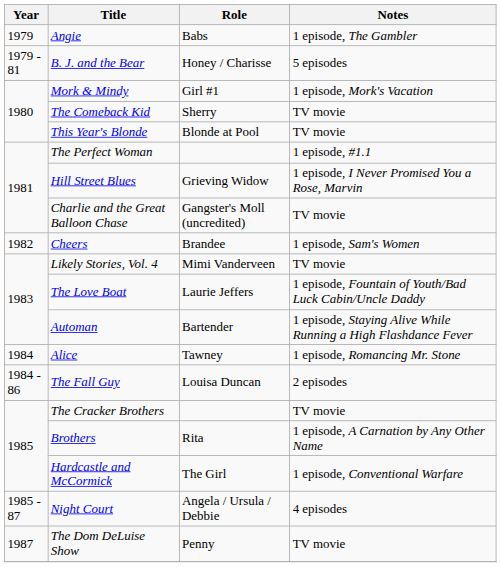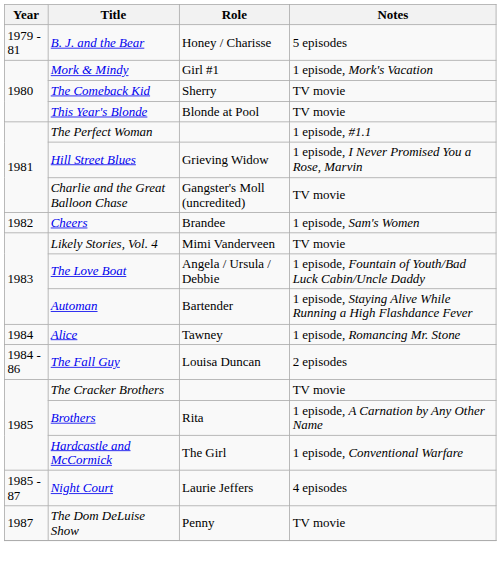- row: (66, 35)
(218, 291) Laurie Jeffers -> (226, 271) Angela / Ursula / Debbie
(226, 508) Angela / Ursula / Debbie -> (218, 488) Laurie Jeffers
